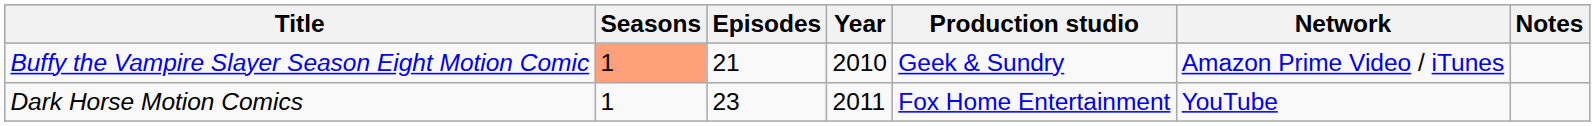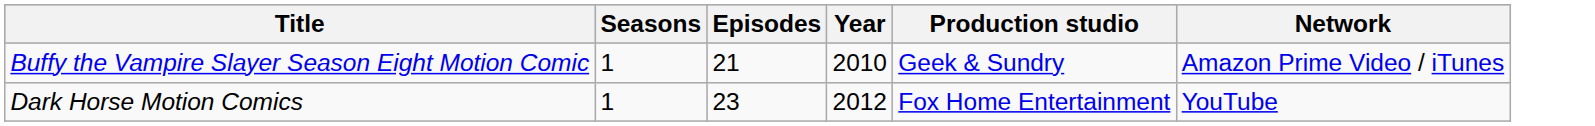- column: (1549, 23)
(607, 62) lightsalmon background -> (607, 62) no background
(859, 101) 2011 -> (860, 101) 2012
